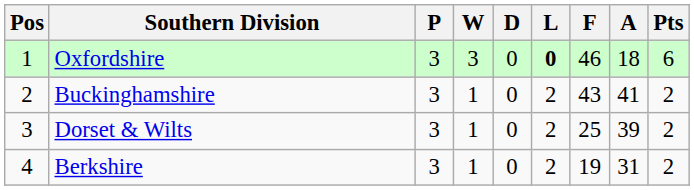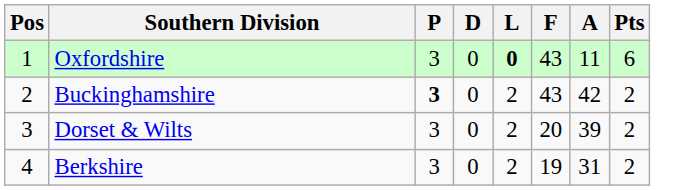- column: (473, 22)
(590, 58) 46 -> (551, 58) 43
(629, 58) 18 -> (590, 58) 11
(434, 94) normal -> (434, 94) bold
(629, 94) 41 -> (590, 94) 42
(590, 130) 25 -> (551, 130) 20
